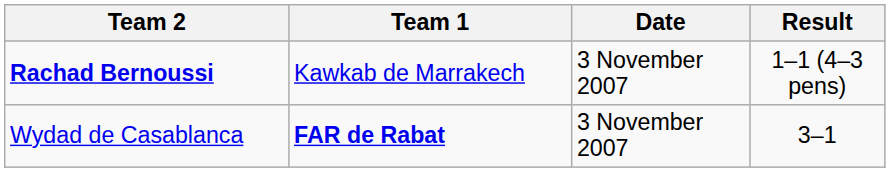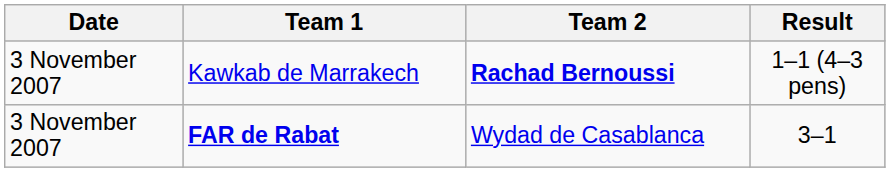columns swapped: (661, 22) <-> (147, 22)
